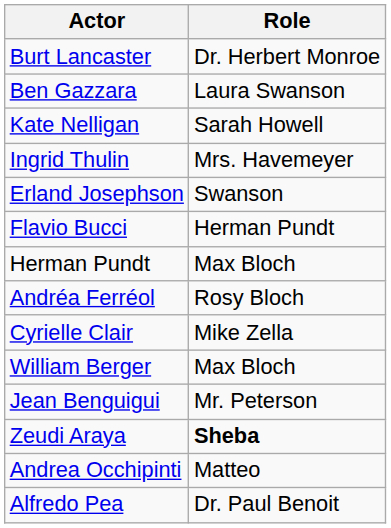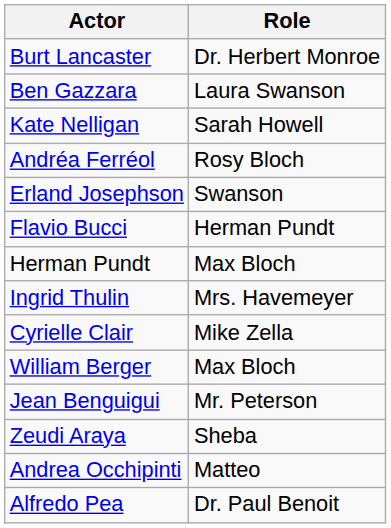rows swapped: (69, 159) <-> (82, 297)
(227, 435) bold -> (225, 435) normal
